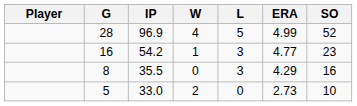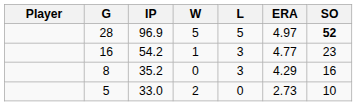(196, 33) 4 -> (196, 33) 5
(285, 33) 4.99 -> (285, 33) 4.97
(330, 33) normal -> (330, 33) bold
(151, 71) 35.5 -> (151, 71) 35.2
